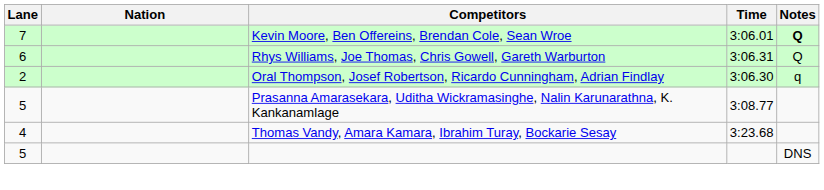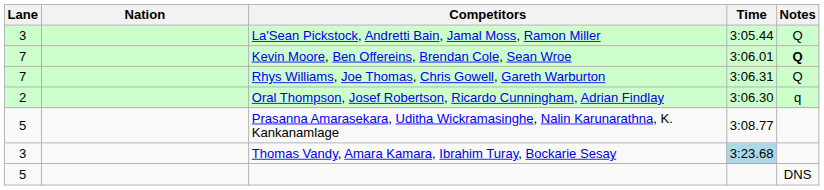+ row: (426, 36)
(23, 56) 6 -> (23, 77) 7
(23, 133) 4 -> (23, 154) 3
(752, 133) no background -> (752, 154) lightblue background
